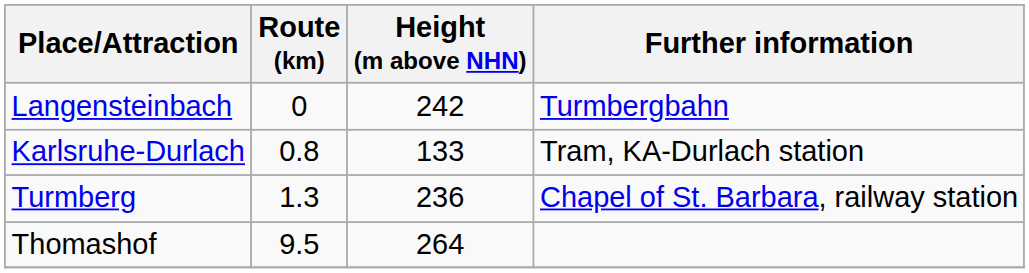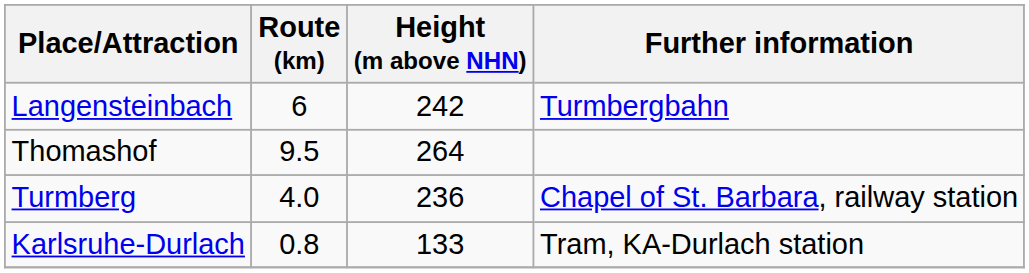(299, 105) 0 -> (299, 105) 6
rows swapped: (84, 243) <-> (128, 151)
(299, 197) 1.3 -> (299, 197) 4.0
